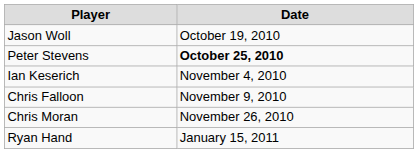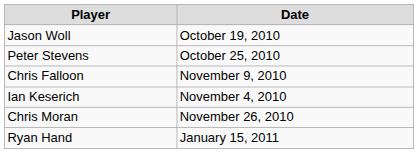(232, 55) bold -> (230, 55) normal
rows swapped: (43, 76) <-> (46, 96)
